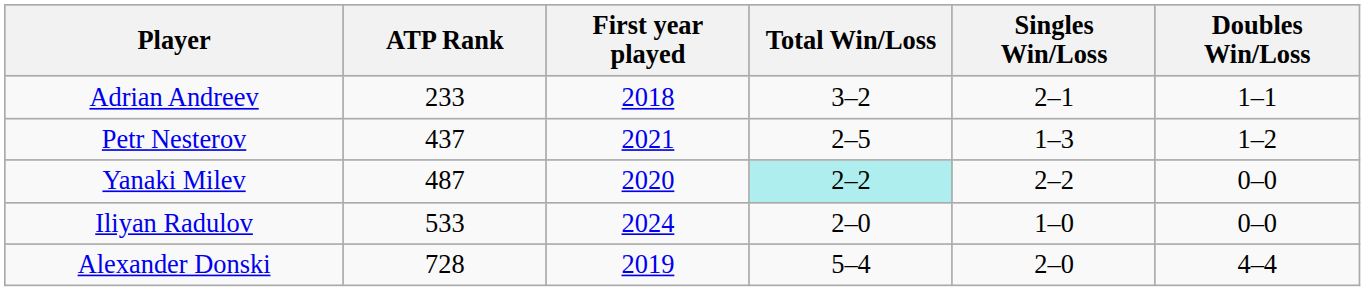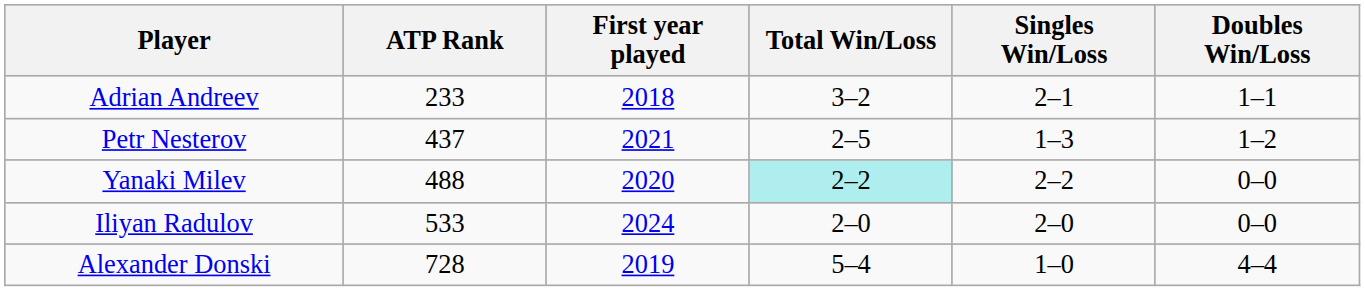(445, 180) 487 -> (445, 180) 488
(1054, 222) 1–0 -> (1054, 222) 2–0
(1054, 264) 2–0 -> (1054, 264) 1–0
